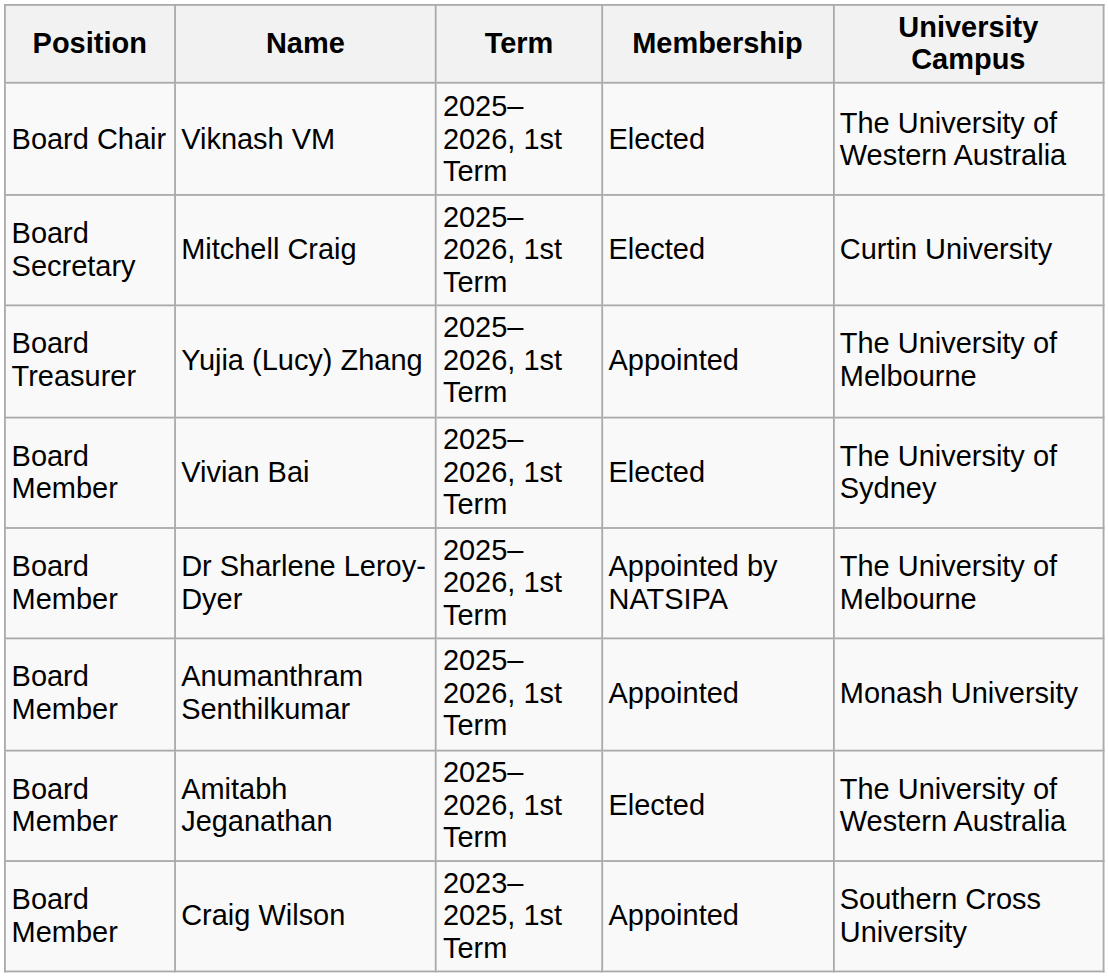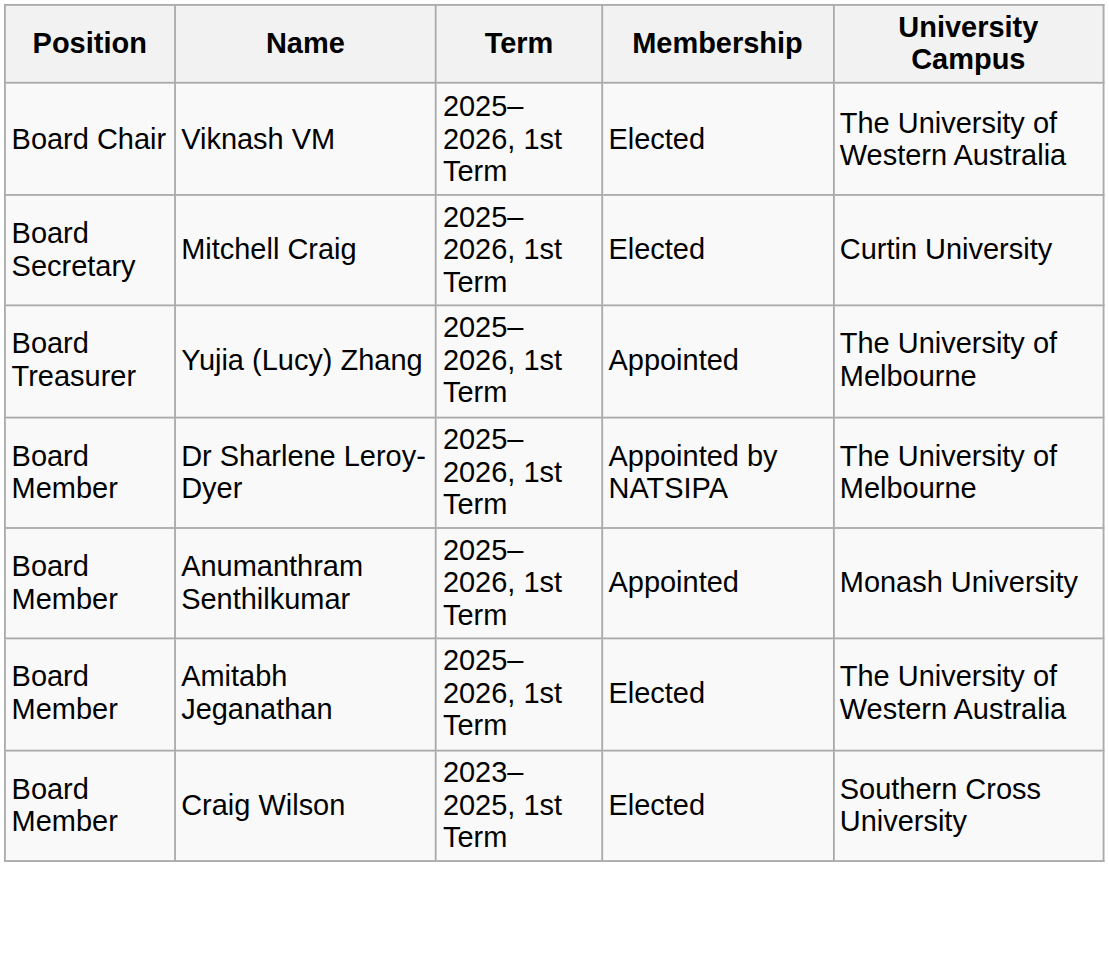- row: (245, 471)
(674, 916) Appointed -> (657, 805) Elected
